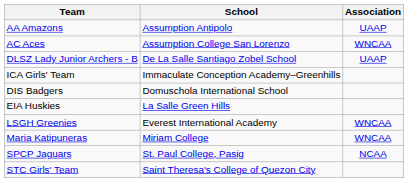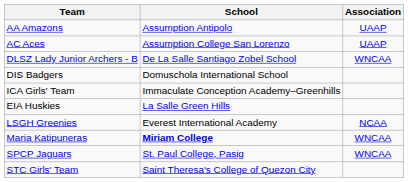(373, 43) WNCAA -> (373, 43) UAAP
(373, 59) UAAP -> (373, 59) WNCAA
rows swapped: (35, 91) <-> (41, 75)
(373, 122) WNCAA -> (373, 122) NCAA
(175, 138) normal -> (178, 138) bold
(373, 153) NCAA -> (373, 153) WNCAA
